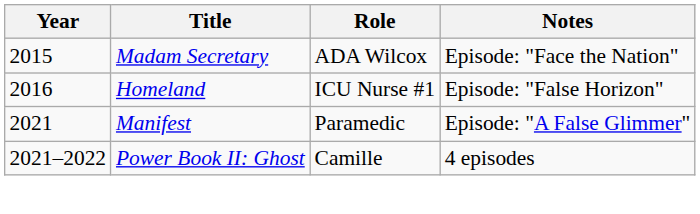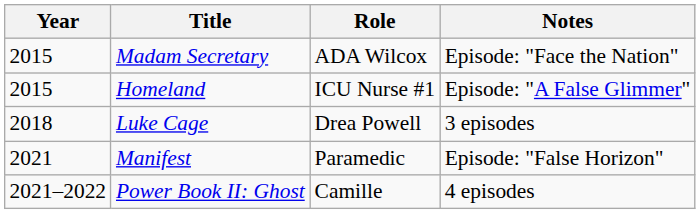(31, 89) 2016 -> (31, 89) 2015
(554, 89) Episode: "False Horizon" -> (568, 89) Episode: "A False Glimmer"
+ row: (162, 123)
(568, 123) Episode: "A False Glimmer" -> (554, 157) Episode: "False Horizon"
